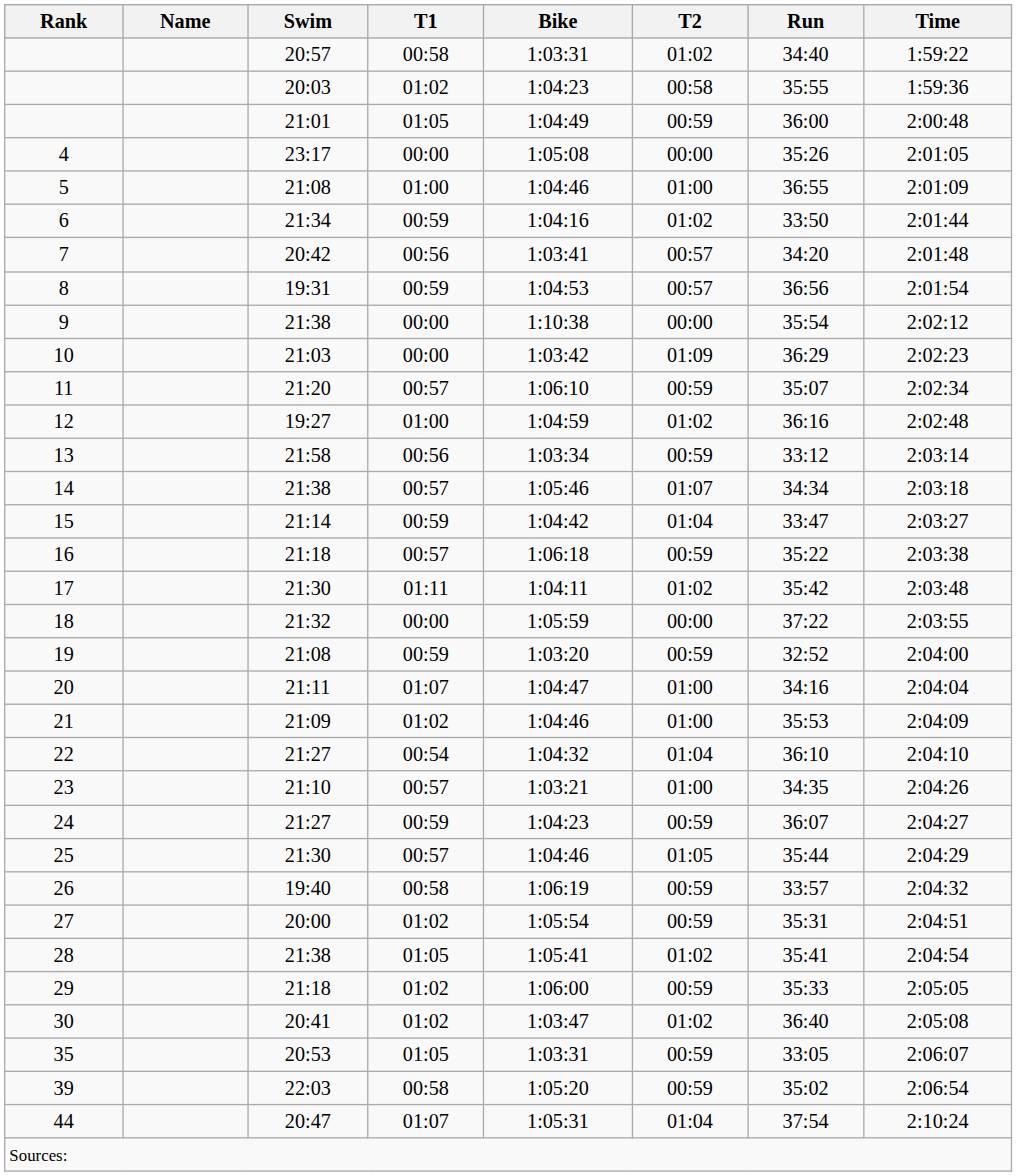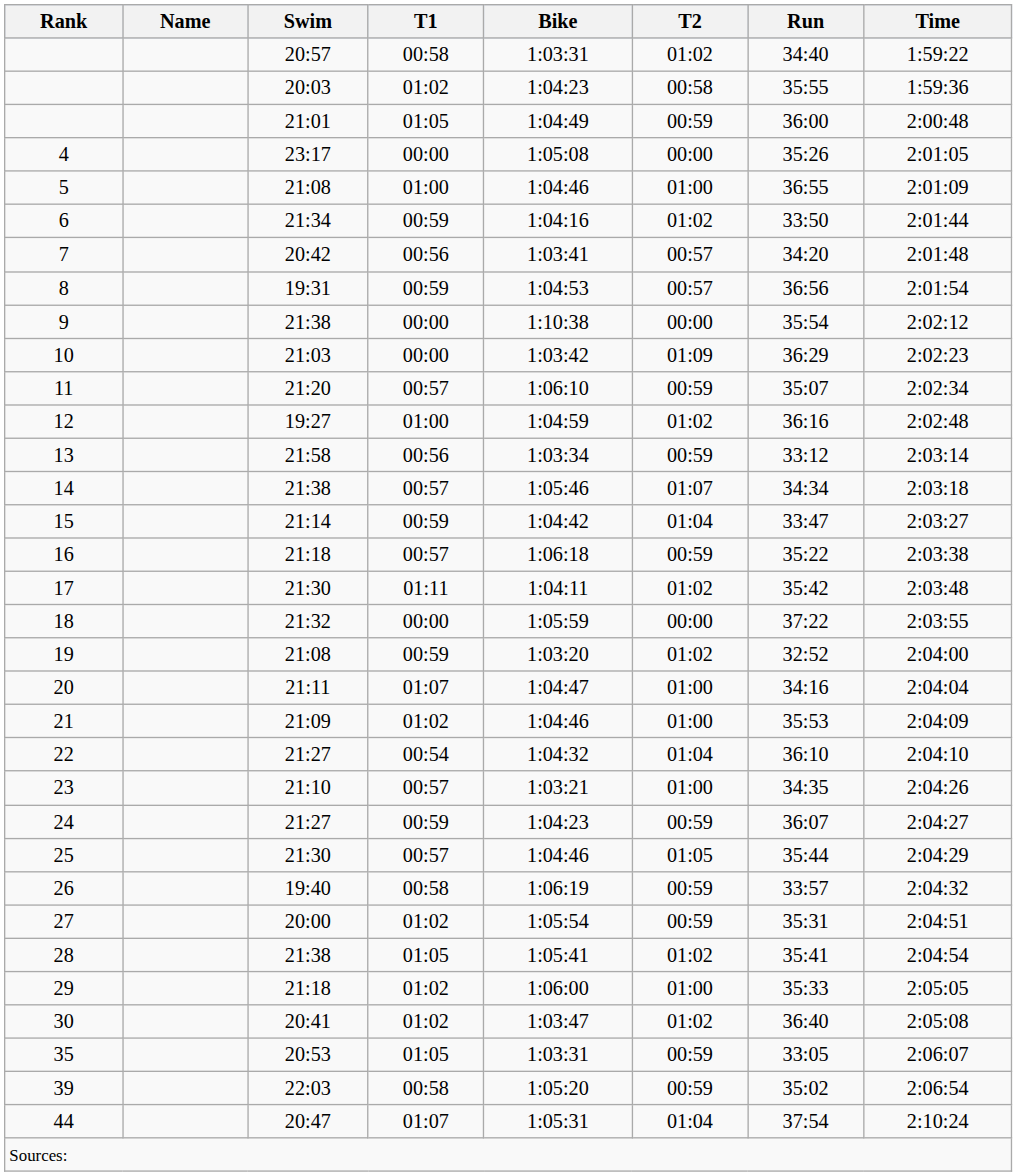(690, 654) 00:59 -> (690, 654) 01:02
(690, 988) 00:59 -> (690, 988) 01:00
